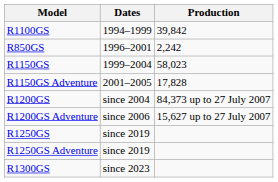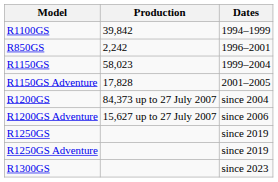columns swapped: (127, 13) <-> (214, 13)
